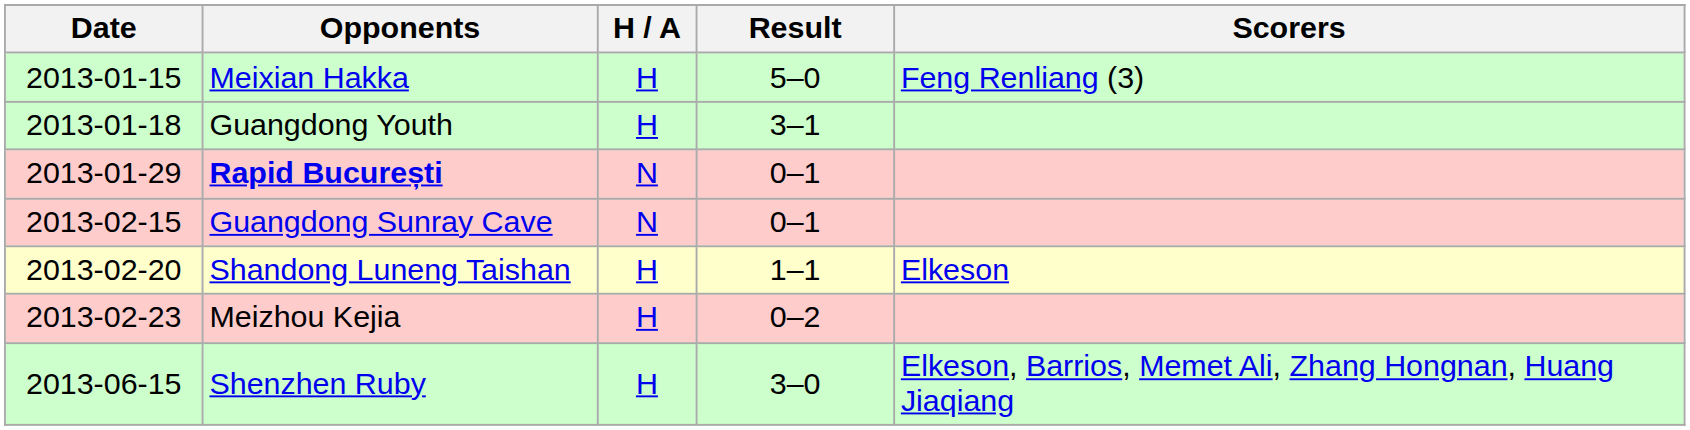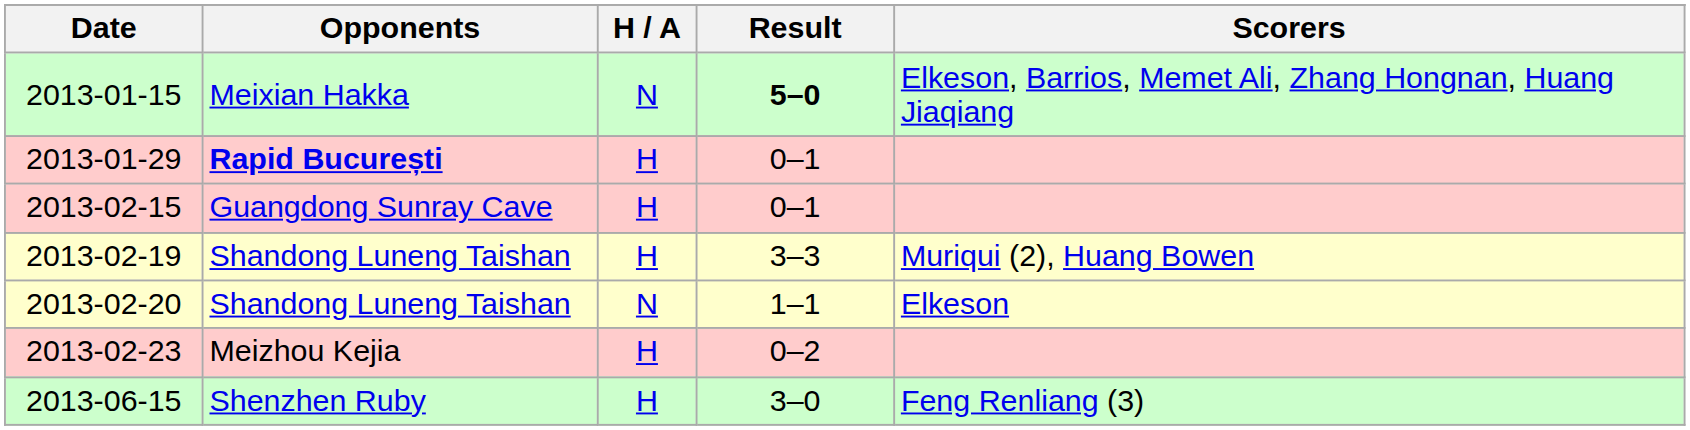(647, 76) H -> (647, 93) N
(795, 76) normal -> (795, 93) bold
(1023, 76) Feng Renliang (3) -> (1257, 93) Elkeson, Barrios, Memet Ali, Zhang Hongnan, Huang Jiaqiang
- row: (104, 125)
(647, 173) N -> (647, 159) H
(647, 221) N -> (647, 207) H
+ row: (104, 255)
(647, 269) H -> (647, 303) N
(1257, 383) Elkeson, Barrios, Memet Ali, Zhang Hongnan, Huang Jiaqiang -> (1023, 400) Feng Renliang (3)
